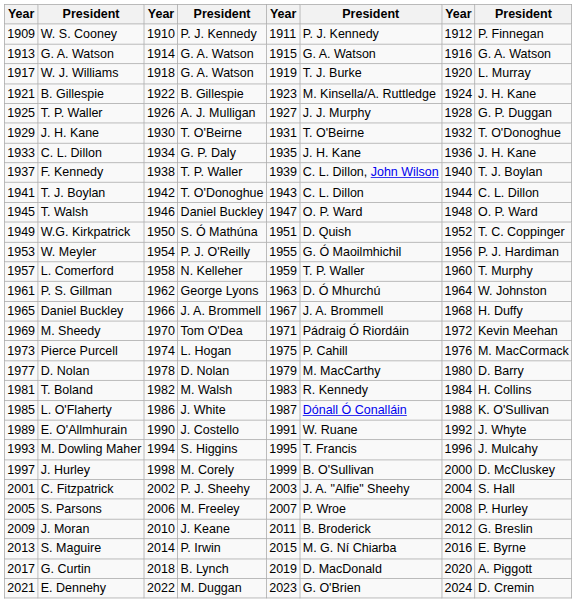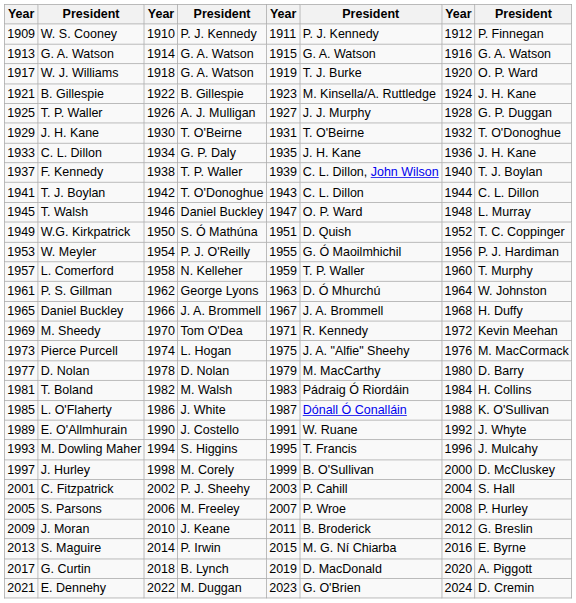(504, 73) L. Murray -> (508, 73) O. P. Ward
(508, 212) O. P. Ward -> (504, 212) L. Murray
(356, 331) Pádraig Ó Riordáin -> (335, 331) R. Kennedy
(325, 350) P. Cahill -> (356, 350) J. A. "Alfie" Sheehy
(335, 390) R. Kennedy -> (356, 390) Pádraig Ó Riordáin
(356, 489) J. A. "Alfie" Sheehy -> (325, 489) P. Cahill
